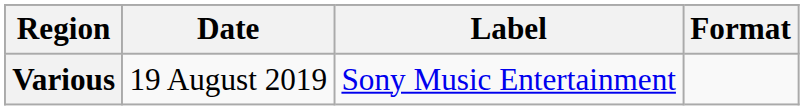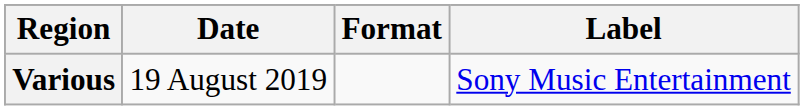columns swapped: (741, 29) <-> (509, 29)
